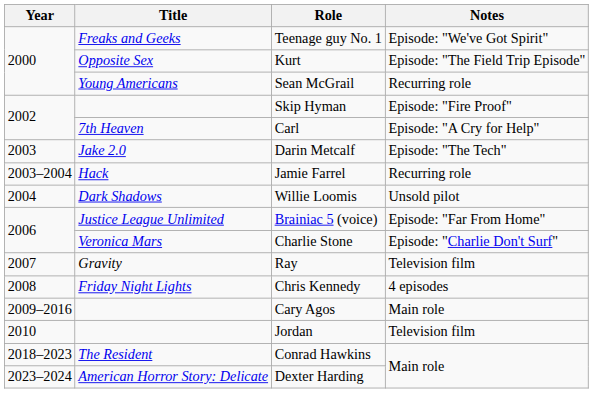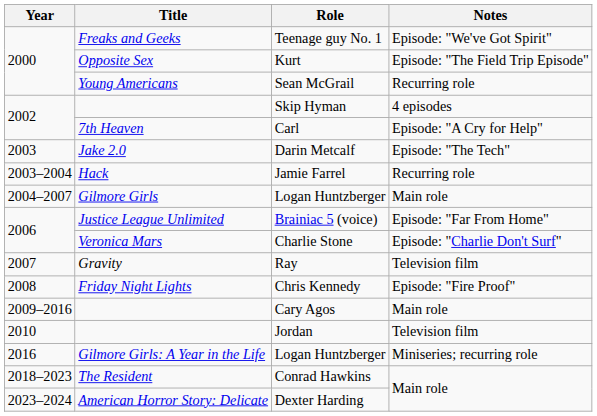(450, 106) Episode: "Fire Proof" -> (422, 106) 4 episodes
- row: (120, 196)
+ row: (118, 196)
(418, 286) 4 episodes -> (454, 286) Episode: "Fire Proof"
+ row: (172, 354)
